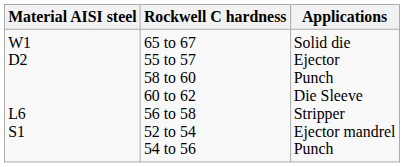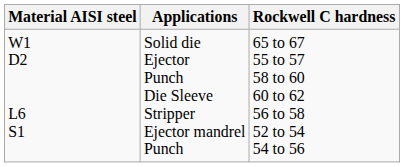columns swapped: (215, 17) <-> (345, 17)
